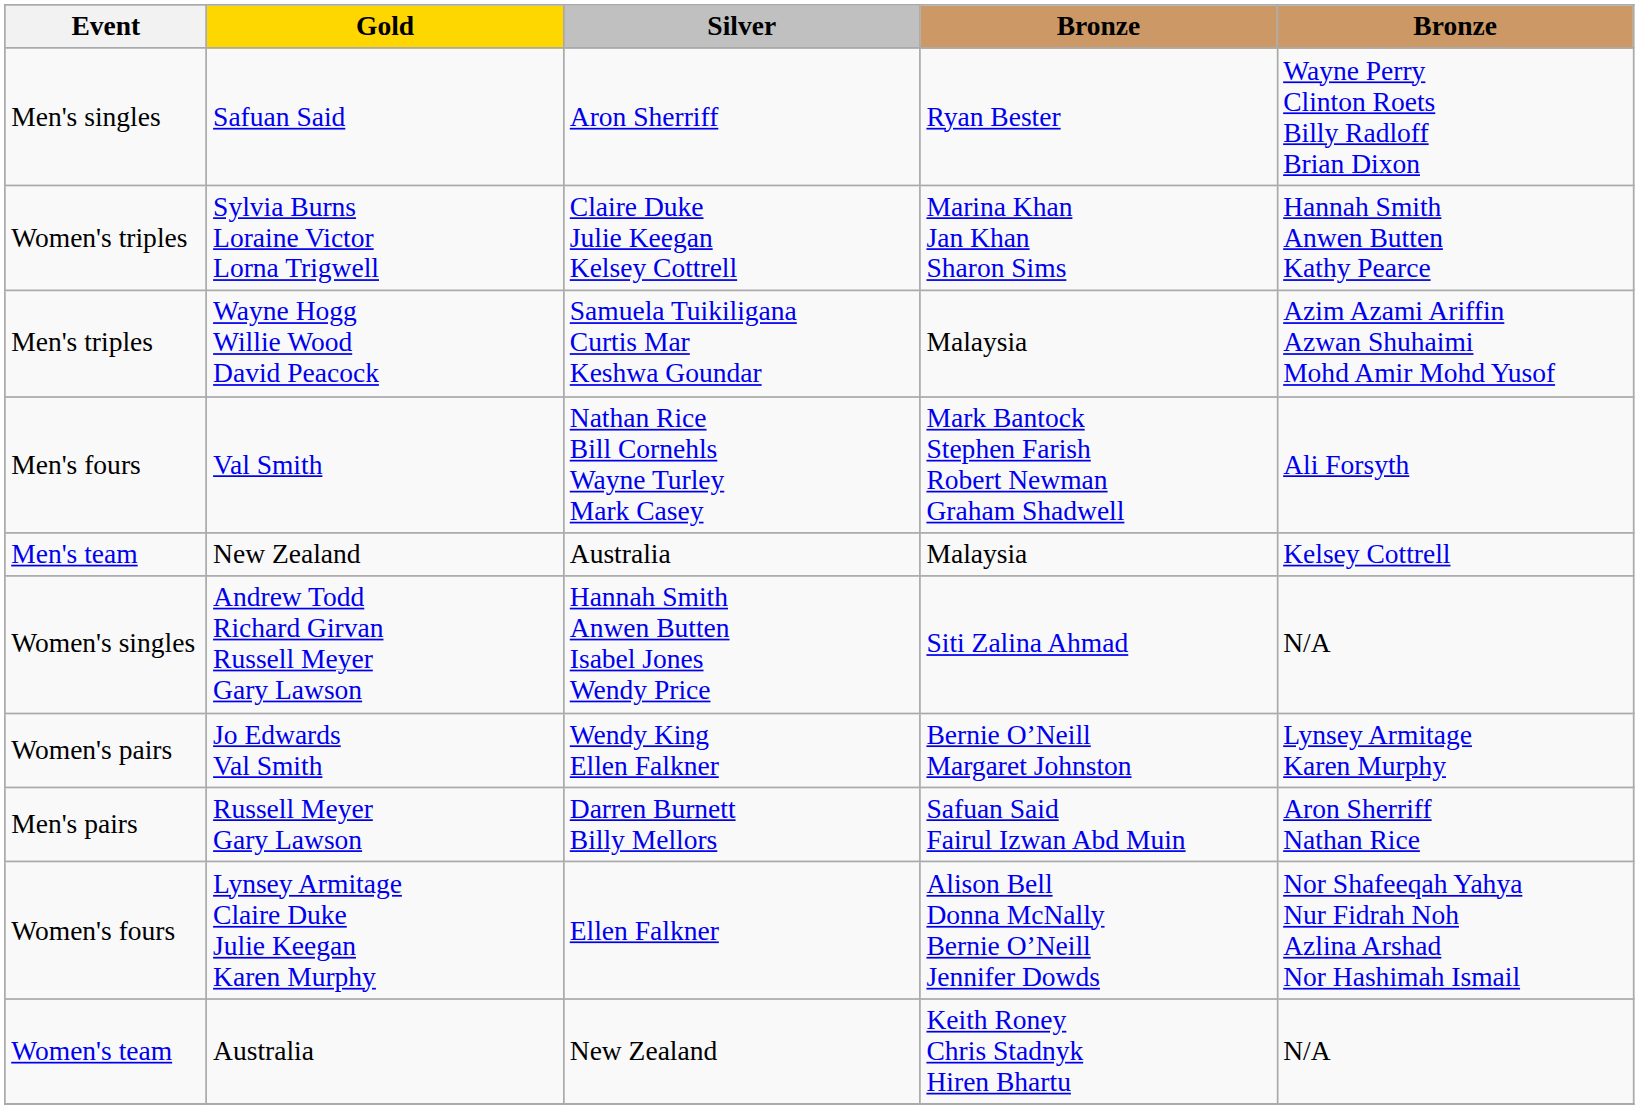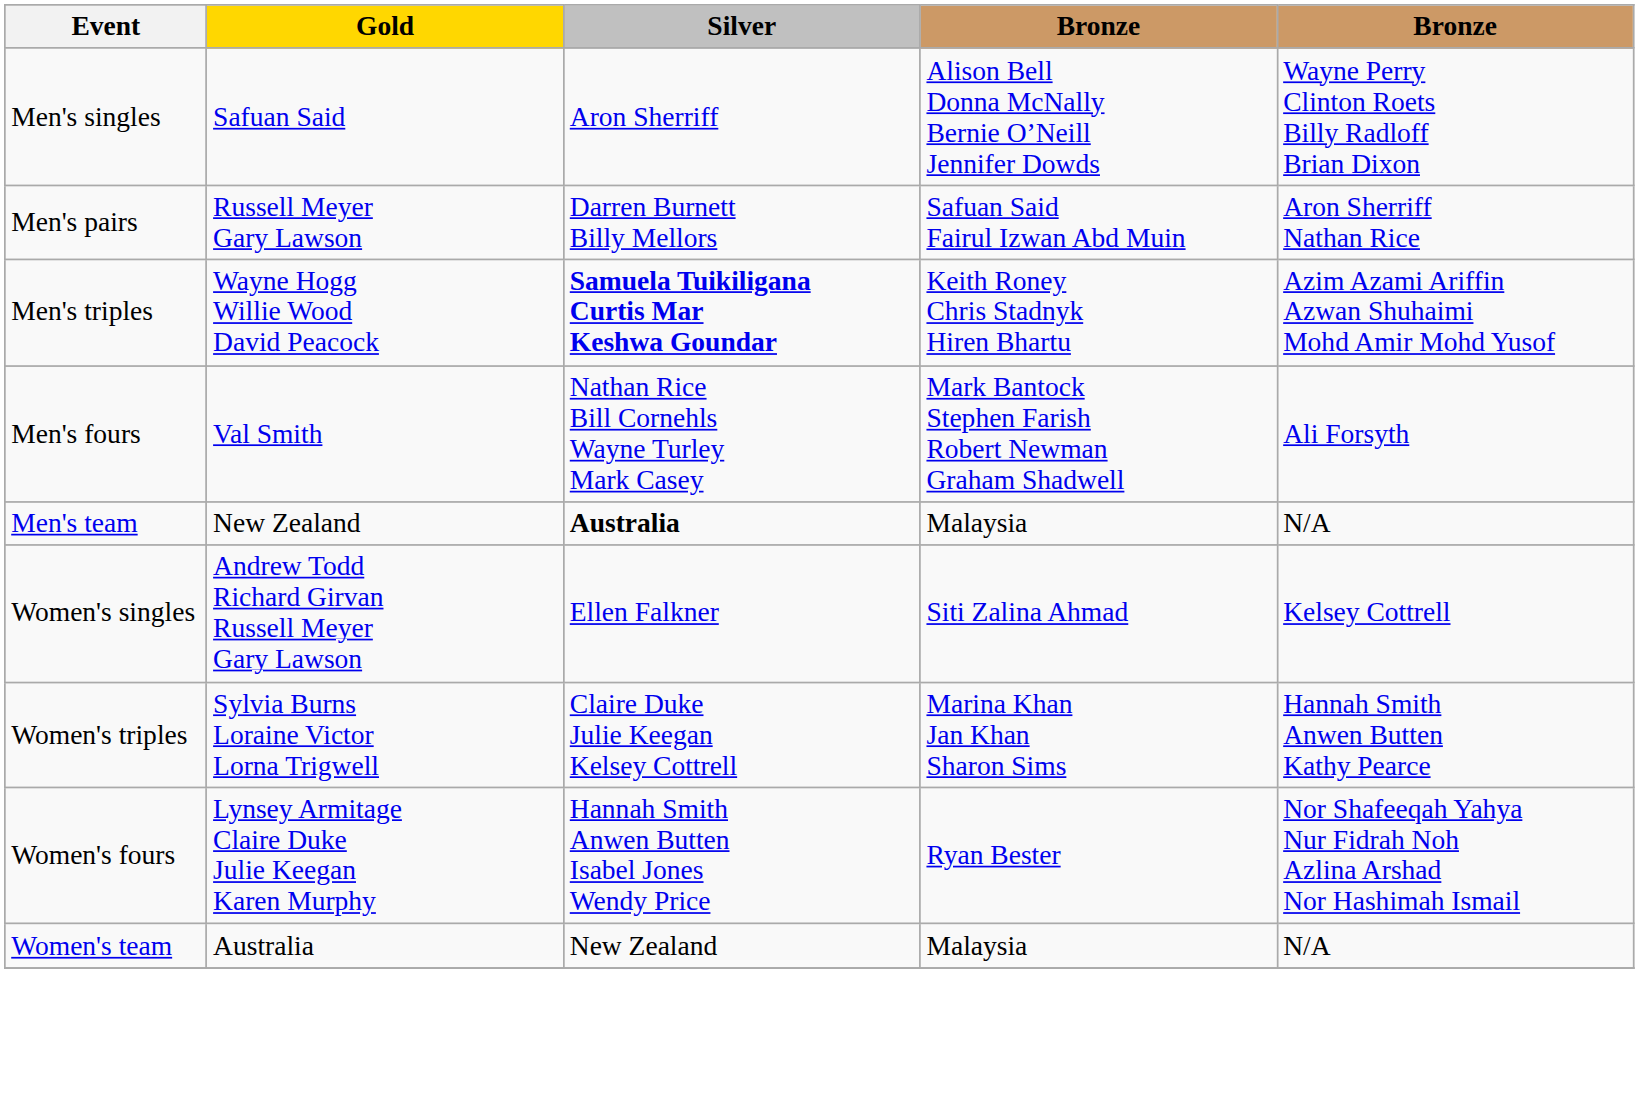(994, 116) Ryan Bester -> (1015, 116) Alison Bell Donna McNally Bernie O’Neill Jennifer Dowds
rows swapped: (74, 824) <-> (99, 237)
(683, 343) normal -> (690, 312) bold
(977, 343) Malaysia -> (1005, 312) Keith Roney Chris Stadnyk Hiren Bhartu
(620, 554) normal -> (625, 523) bold
(1367, 554) Kelsey Cottrell -> (1307, 523) N/A
(650, 644) Hannah Smith Anwen Butten Isabel Jones Wendy Price -> (644, 613) Ellen Falkner
(1307, 644) N/A -> (1367, 613) Kelsey Cottrell
- row: (92, 749)
(644, 929) Ellen Falkner -> (650, 855) Hannah Smith Anwen Butten Isabel Jones Wendy Price
(1015, 929) Alison Bell Donna McNally Bernie O’Neill Jennifer Dowds -> (994, 855) Ryan Bester
(1005, 1051) Keith Roney Chris Stadnyk Hiren Bhartu -> (977, 945) Malaysia
